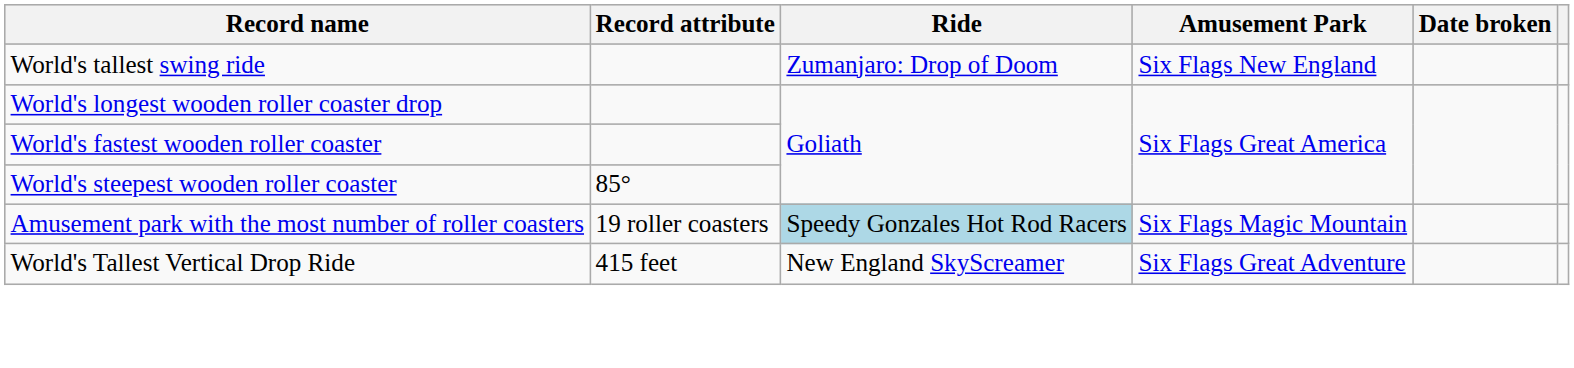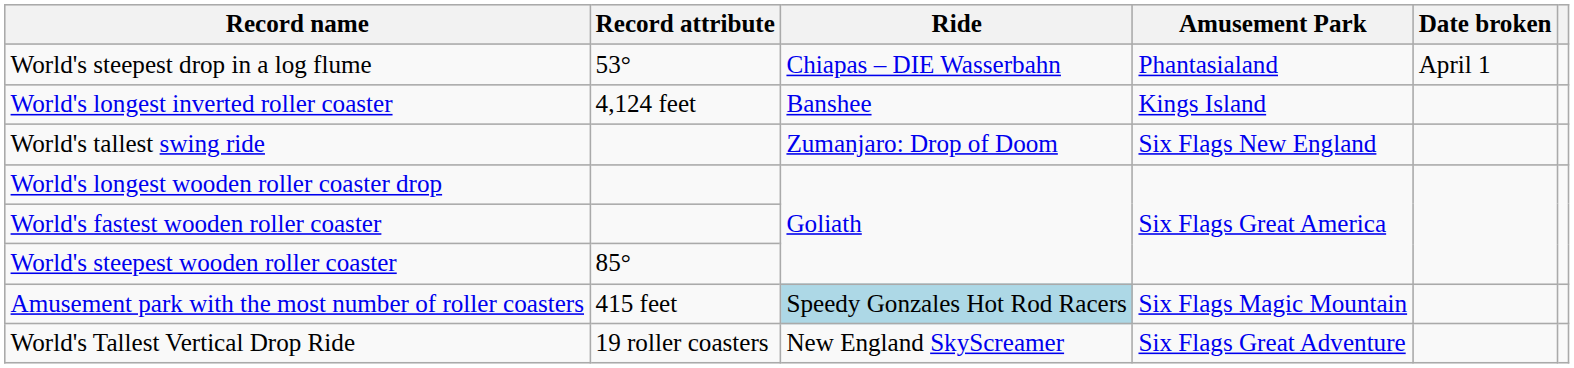+ row: (191, 64)
+ row: (202, 104)
(682, 223) 19 roller coasters -> (636, 303) 415 feet
(636, 263) 415 feet -> (682, 343) 19 roller coasters
